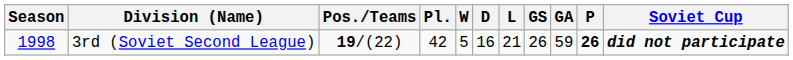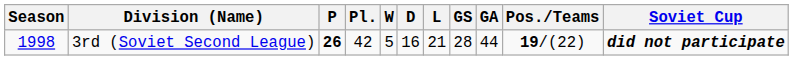columns swapped: (370, 17) <-> (590, 17)
(538, 43) 26 -> (463, 43) 28
(564, 43) 59 -> (489, 43) 44
